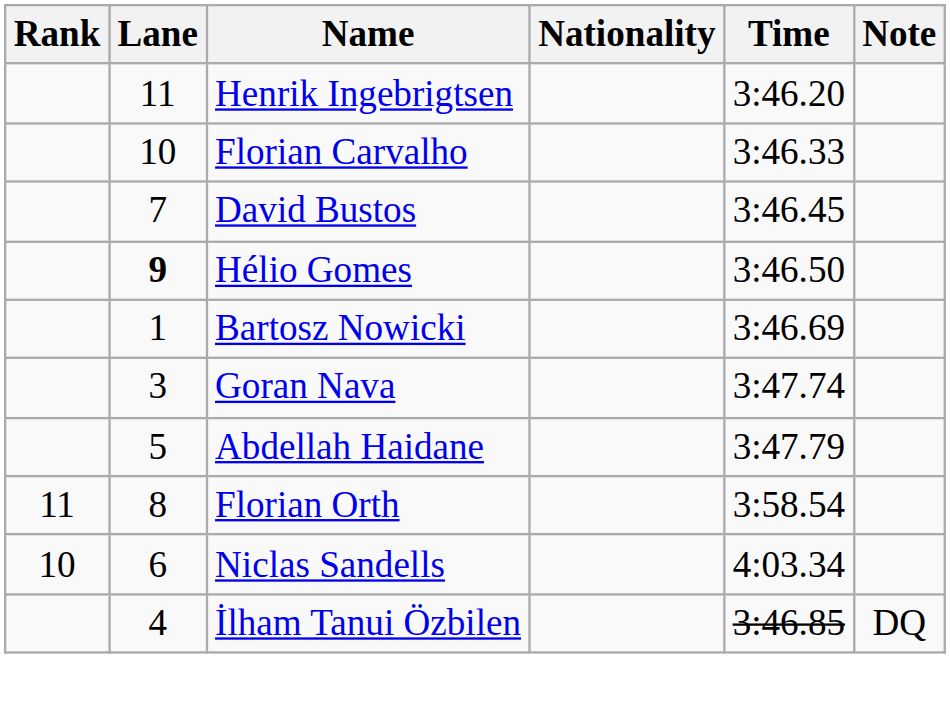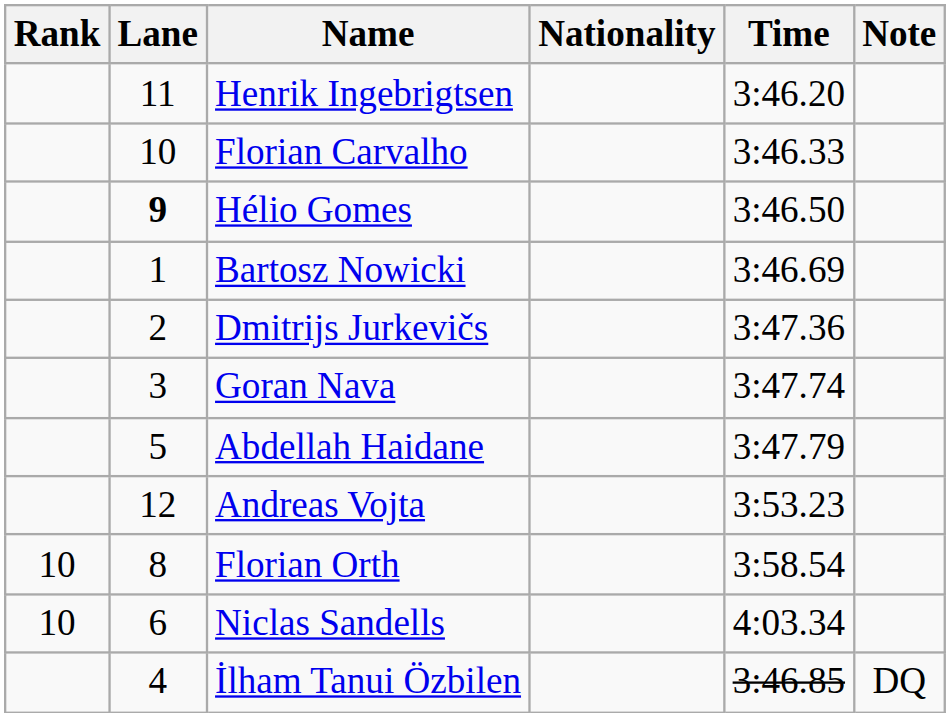- row: (316, 210)
+ row: (352, 328)
+ row: (320, 504)
(57, 504) 11 -> (57, 563) 10
